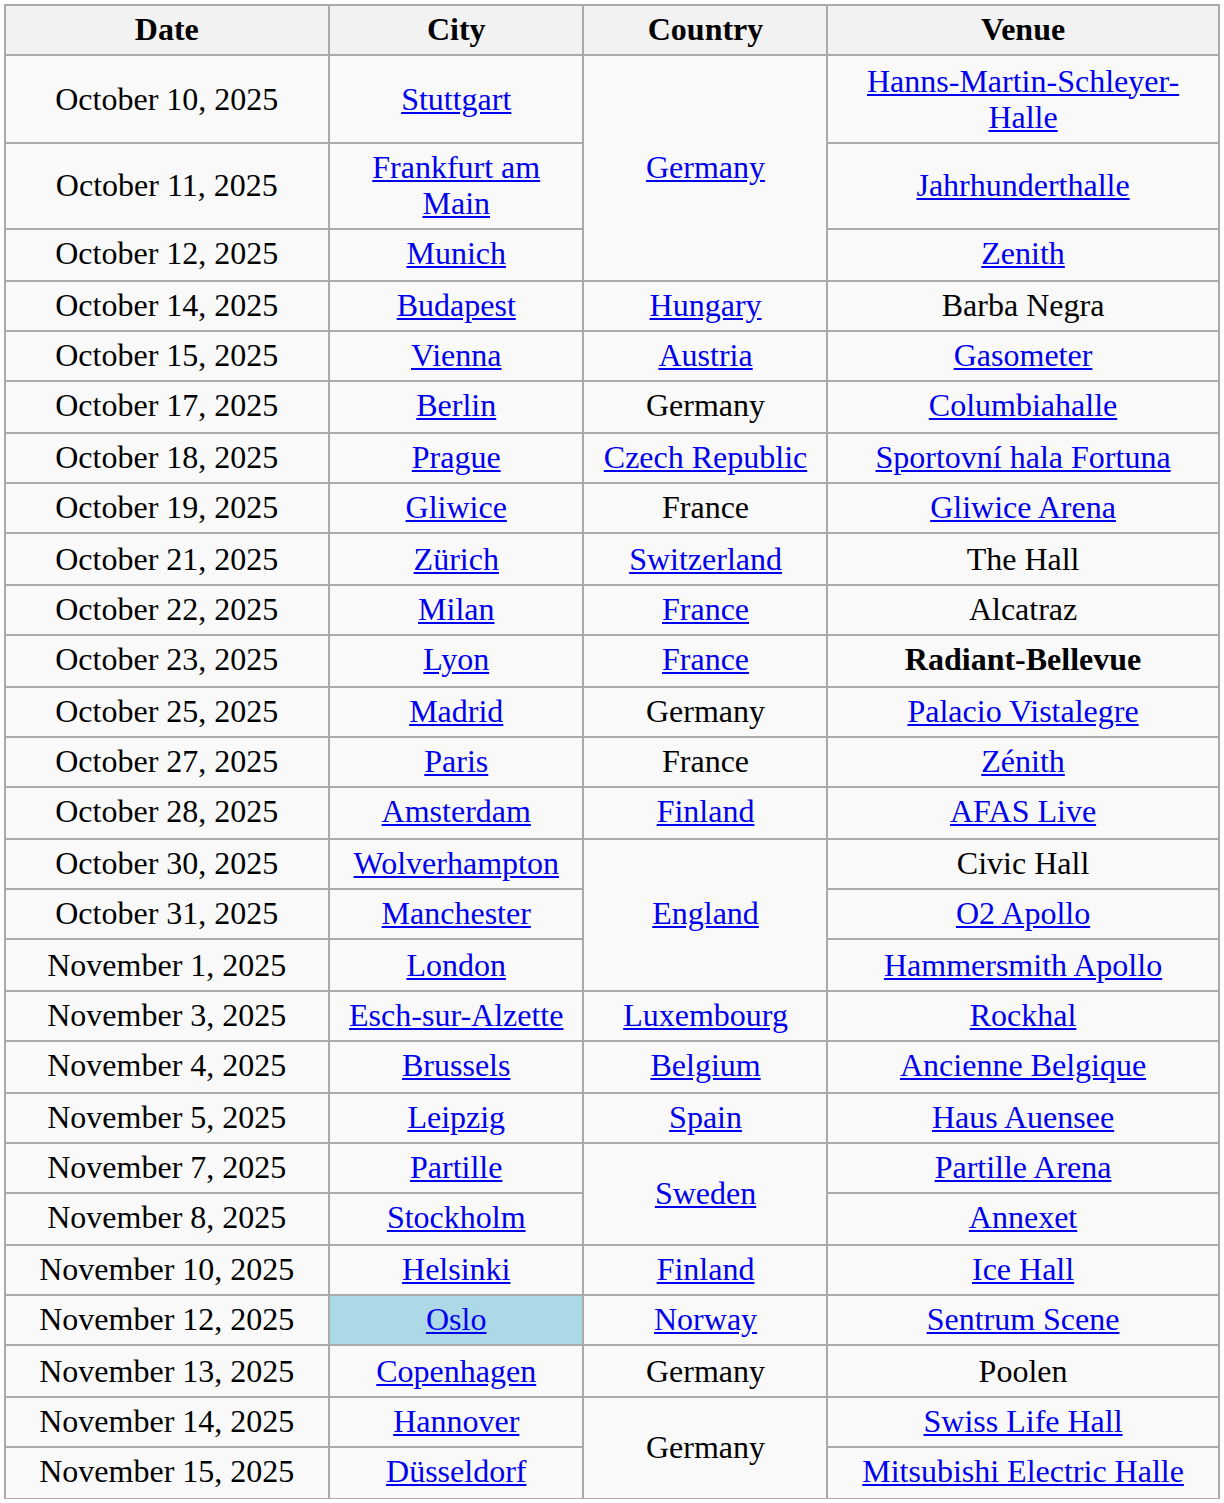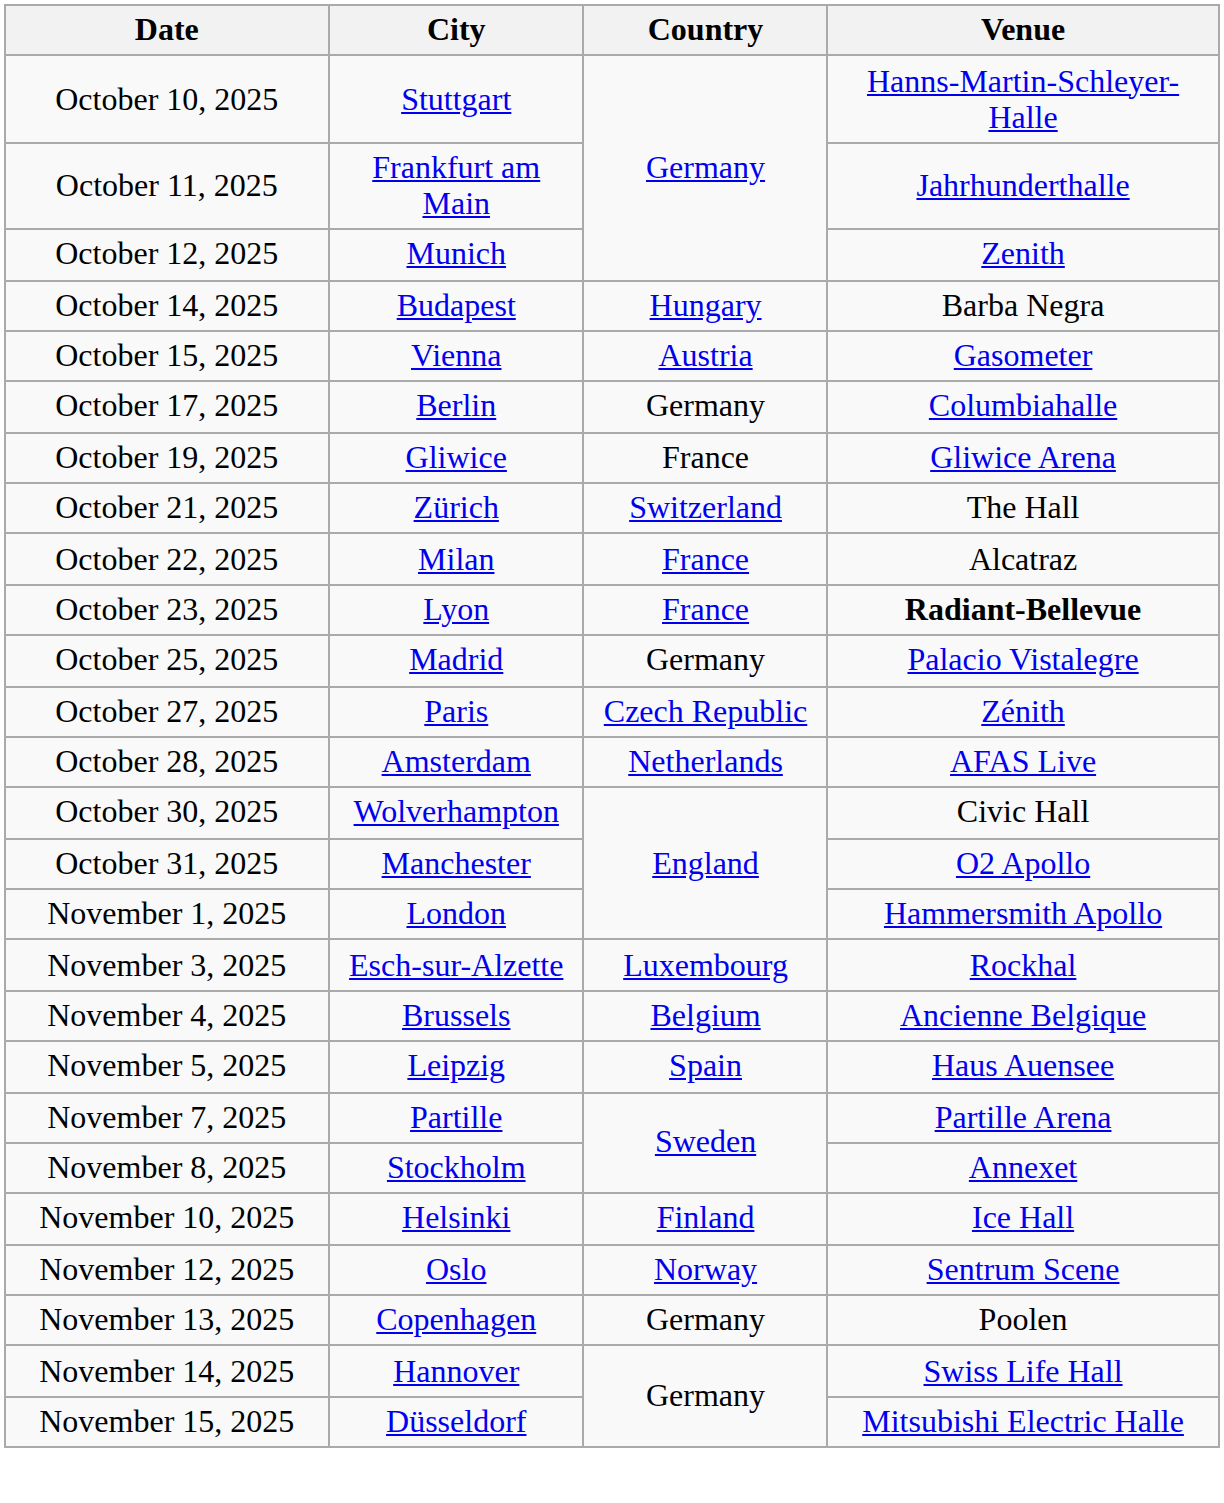- row: (167, 457)
(706, 761) France -> (706, 710) Czech Republic
(706, 812) Finland -> (706, 761) Netherlands
(456, 1319) lightblue background -> (456, 1269) no background
